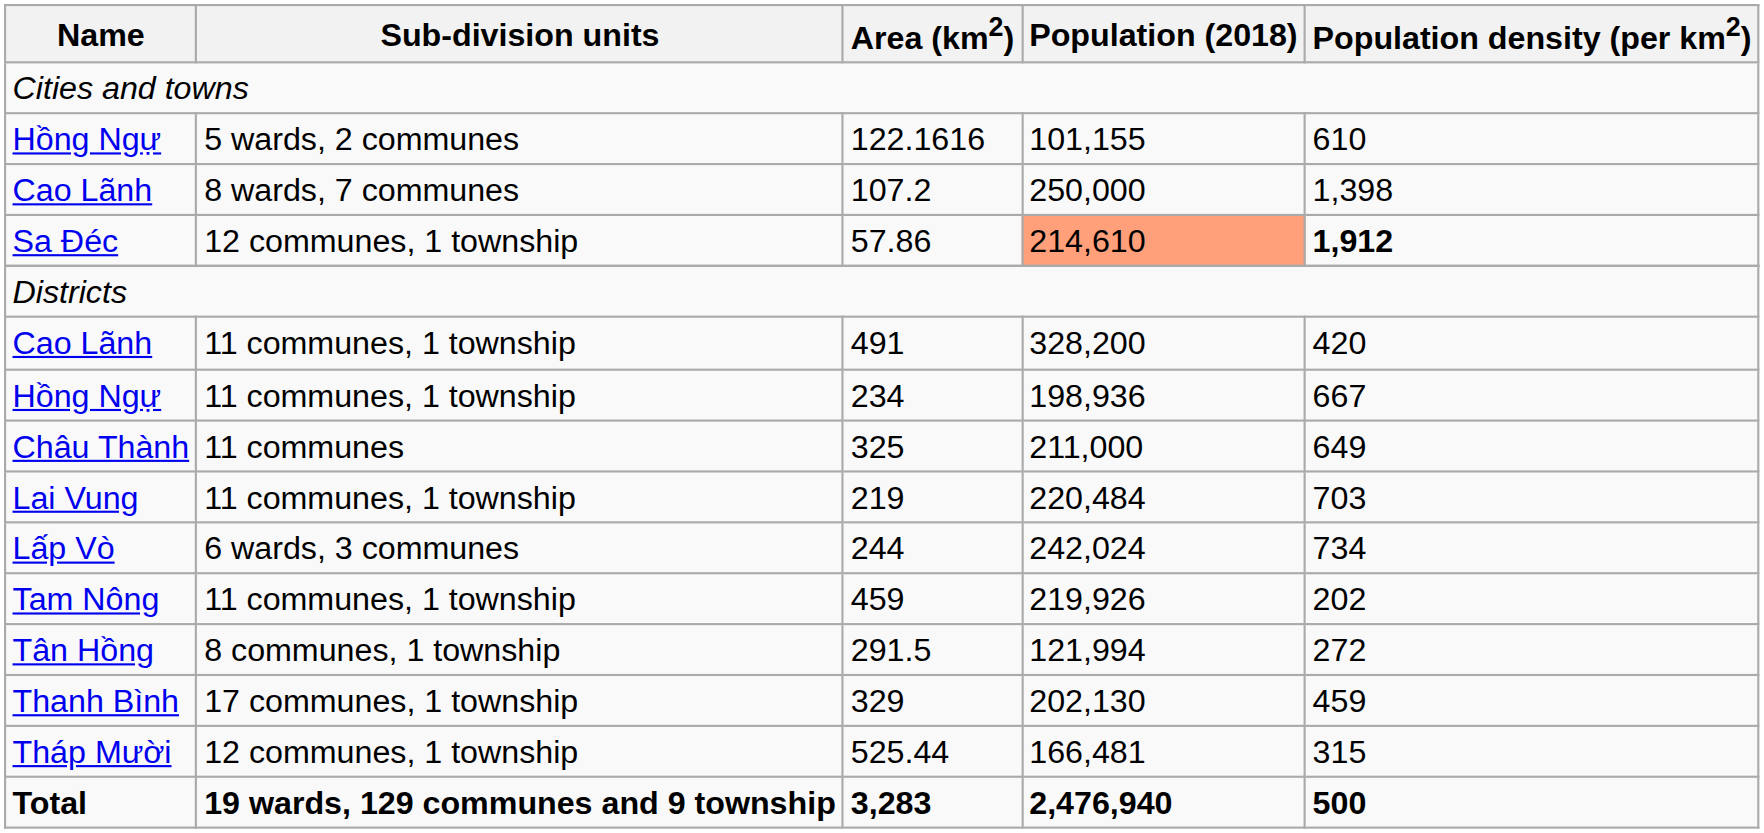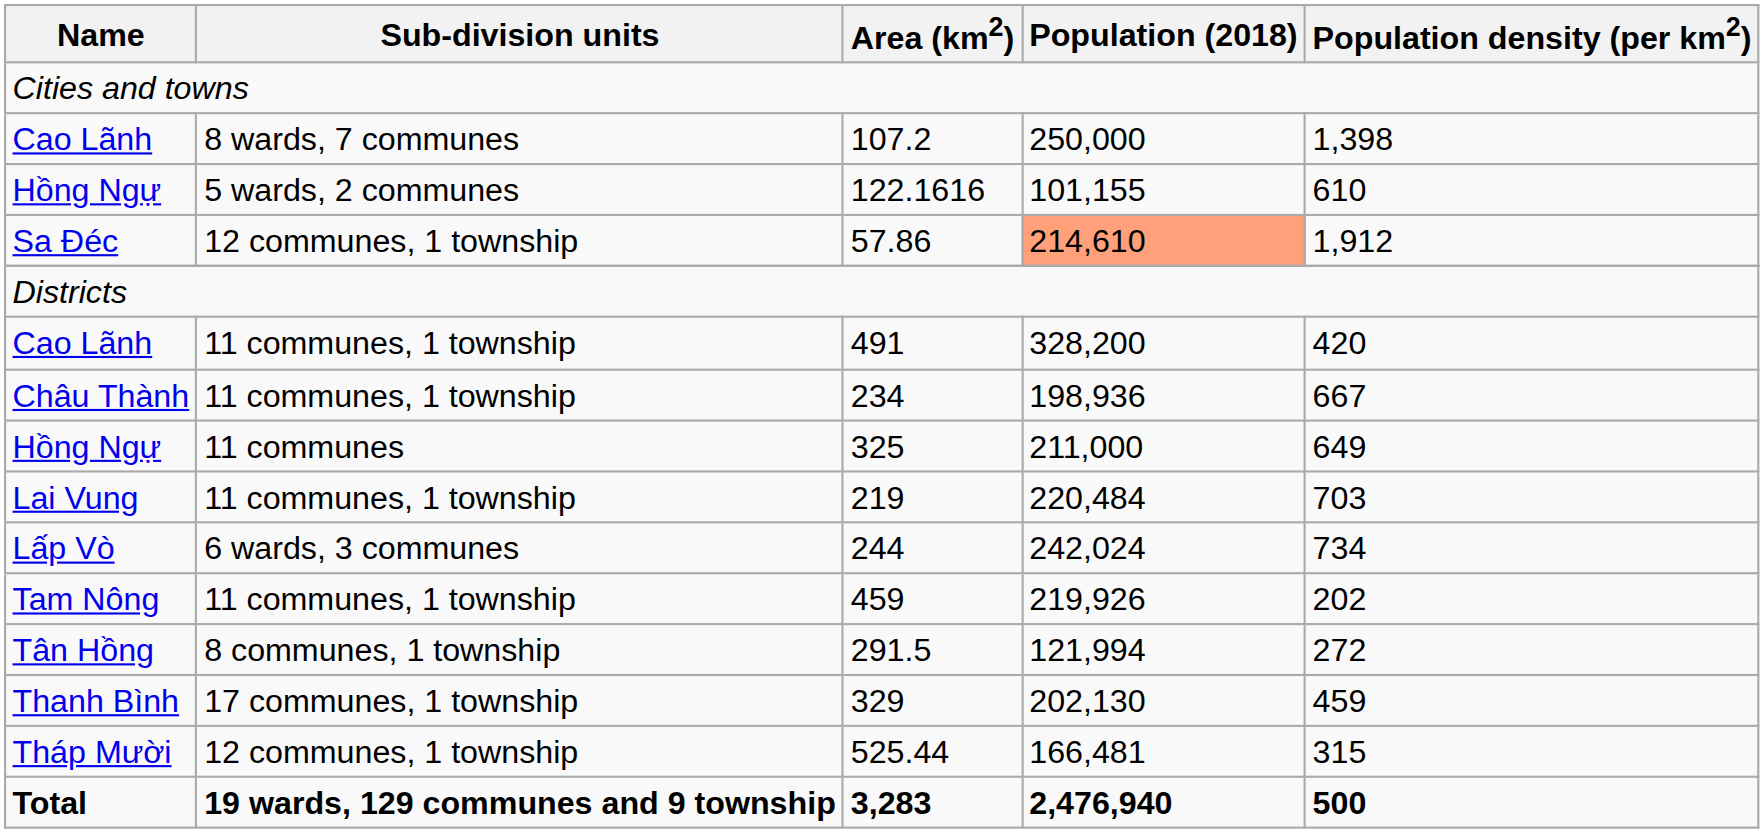rows swapped: (891, 190) <-> (918, 139)
(1353, 241) bold -> (1353, 241) normal
(87, 394) Hồng Ngự -> (101, 394) Châu Thành
(101, 445) Châu Thành -> (87, 445) Hồng Ngự
